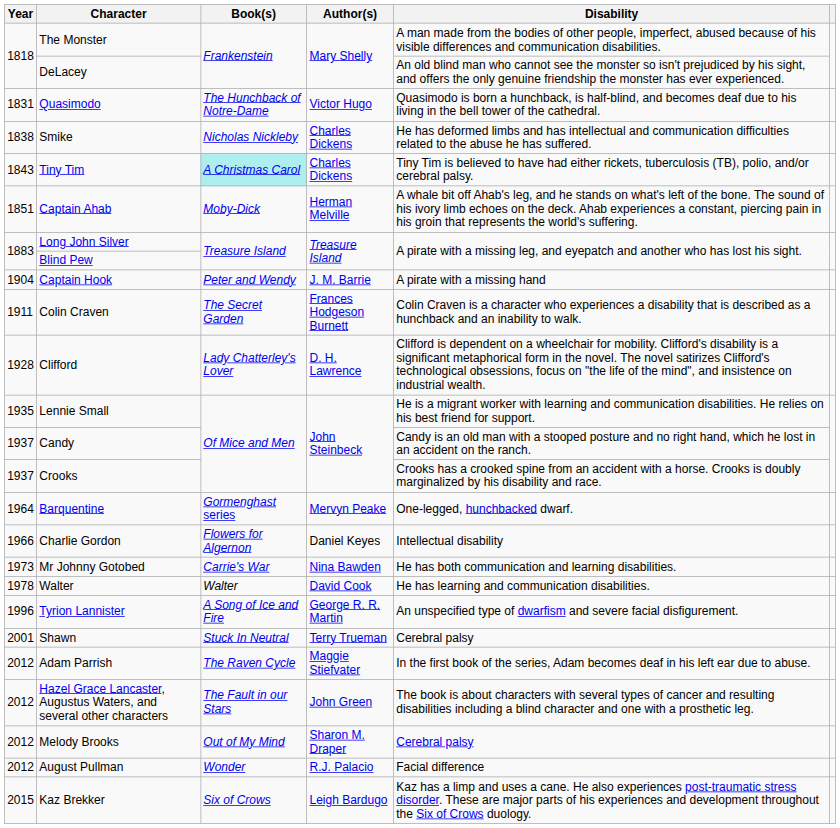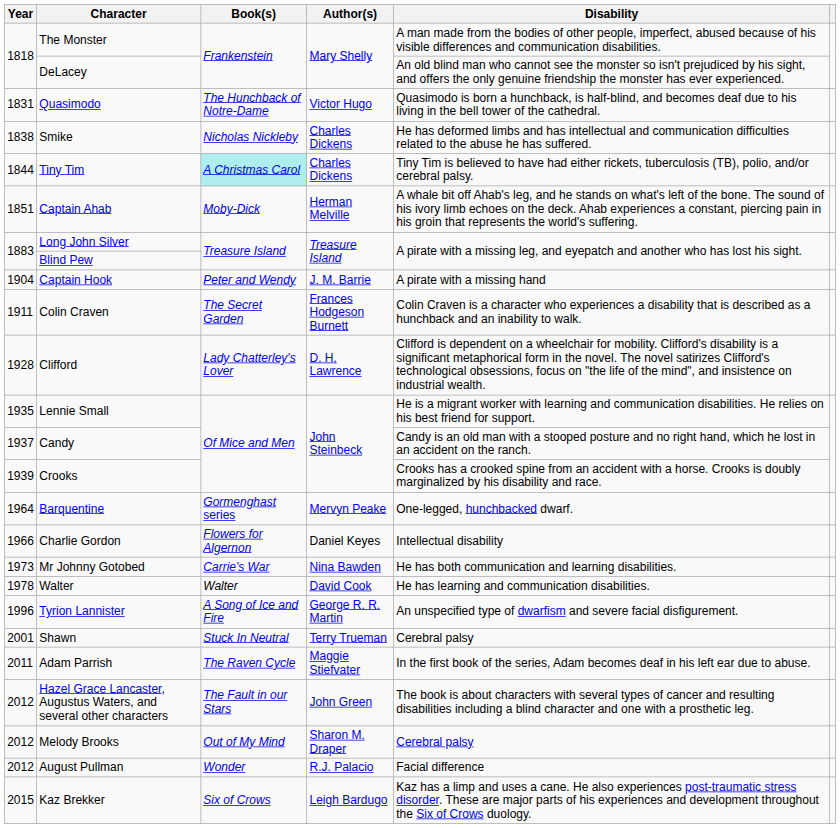(20, 169) 1843 -> (20, 169) 1844
(20, 476) 1937 -> (20, 476) 1939
(20, 663) 2012 -> (20, 663) 2011
